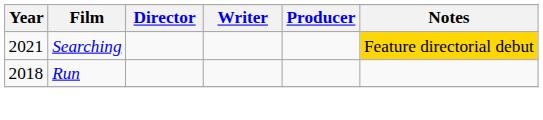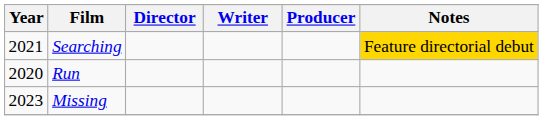(26, 73) 2018 -> (26, 73) 2020
+ row: (79, 100)
